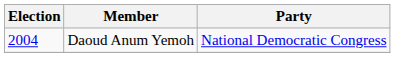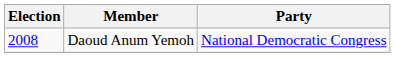(23, 40) 2004 -> (23, 40) 2008
